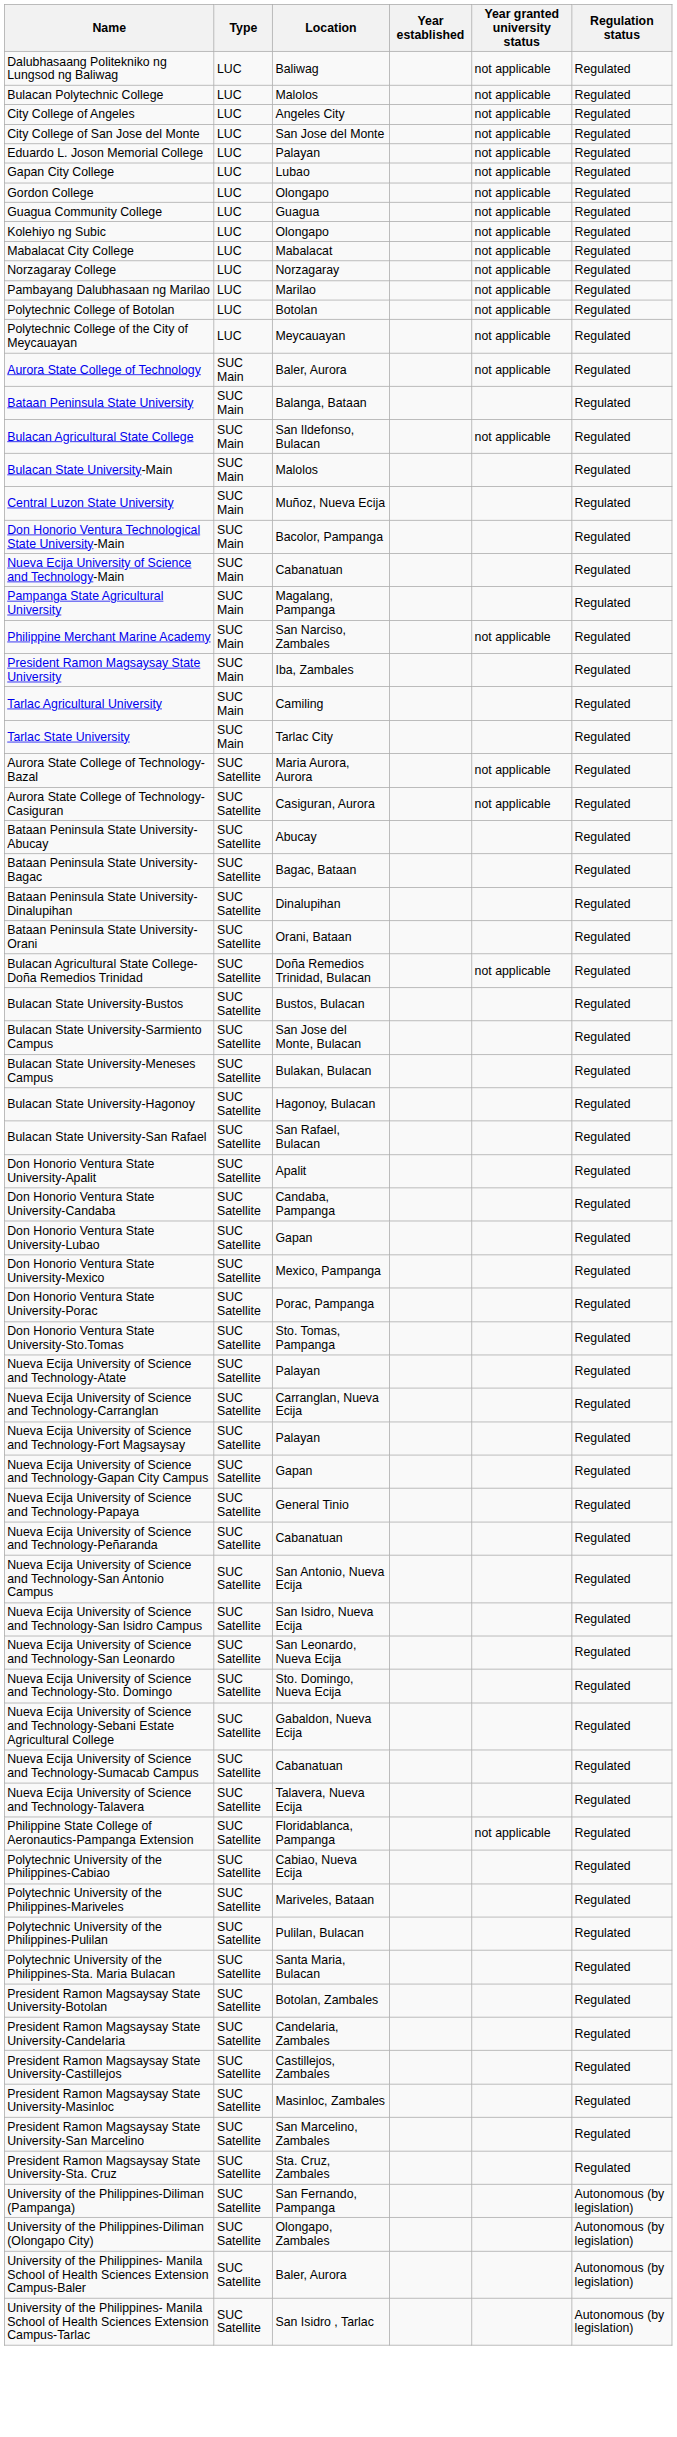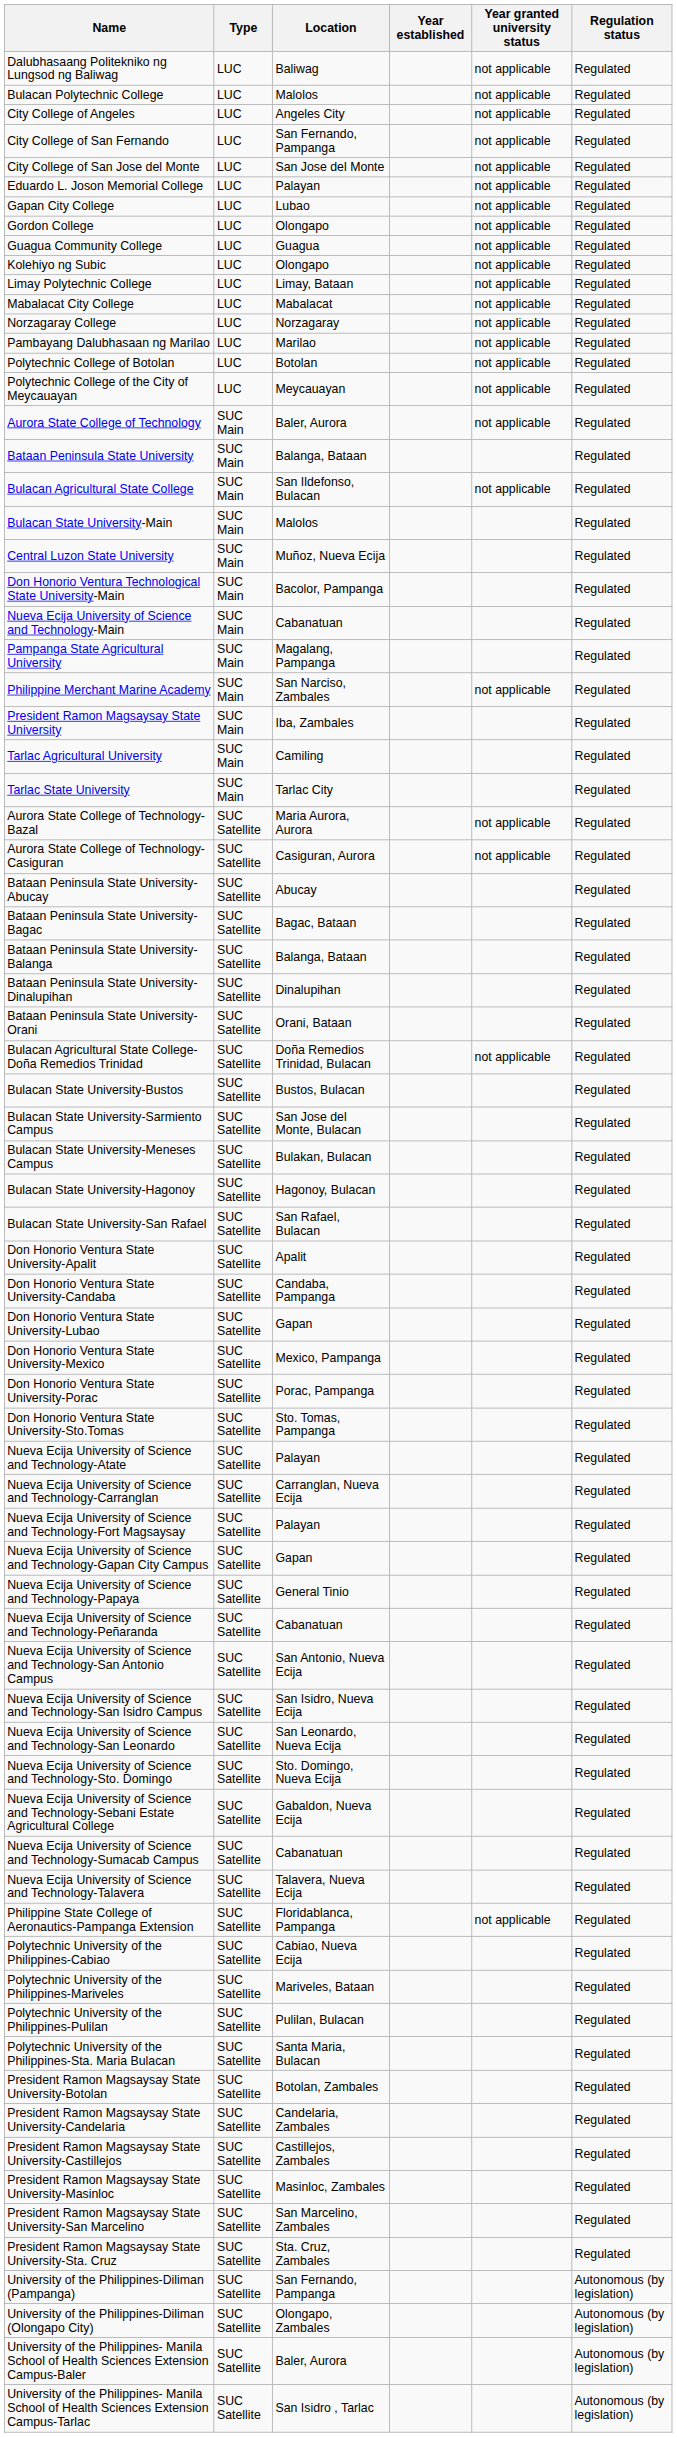+ row: (88, 140)
+ row: (79, 284)
+ row: (102, 957)
